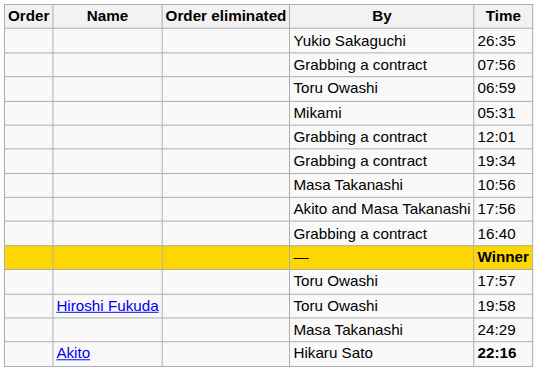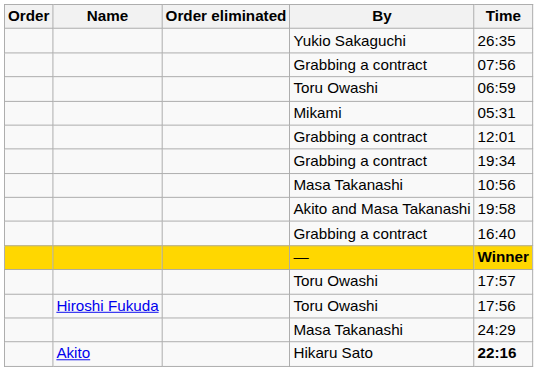(497, 209) 17:56 -> (497, 209) 19:58
(497, 305) 19:58 -> (497, 305) 17:56
